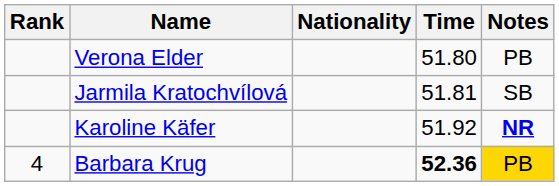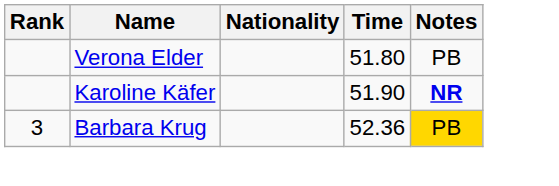- row: (181, 92)
(449, 127) 51.92 -> (377, 92) 51.90
(37, 163) 4 -> (37, 127) 3
(449, 163) bold -> (377, 127) normal
